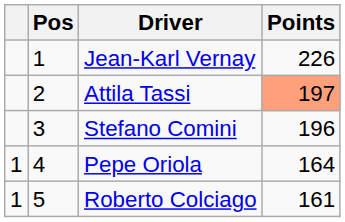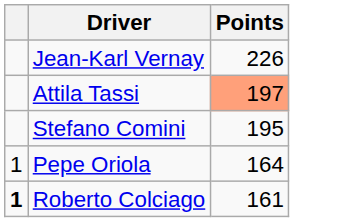- column: (53, 23)
(317, 129) 196 -> (265, 129) 195
(16, 199) normal -> (16, 199) bold
